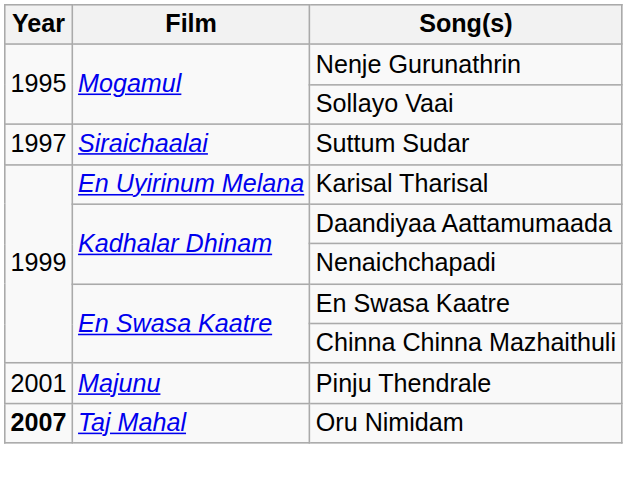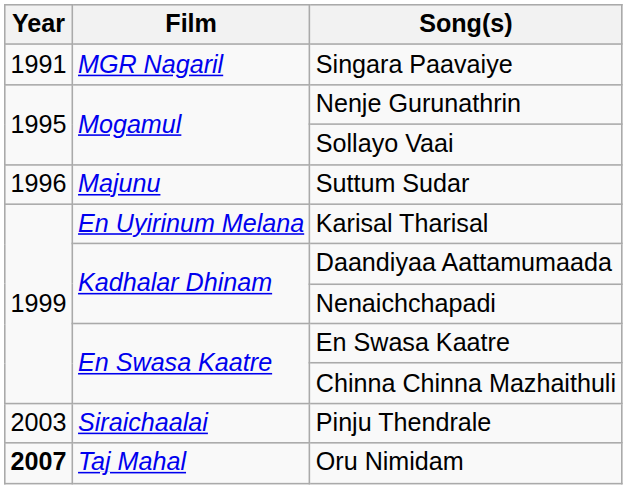+ row: (414, 64)
(39, 143) 1997 -> (39, 183) 1996
(143, 143) Siraichaalai -> (119, 183) Majunu
(39, 382) 2001 -> (39, 422) 2003
(119, 382) Majunu -> (143, 422) Siraichaalai
